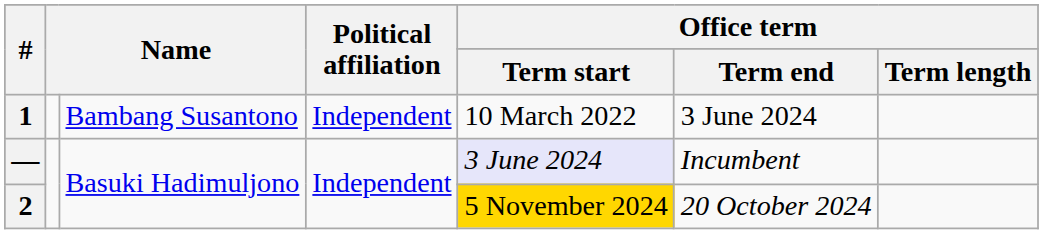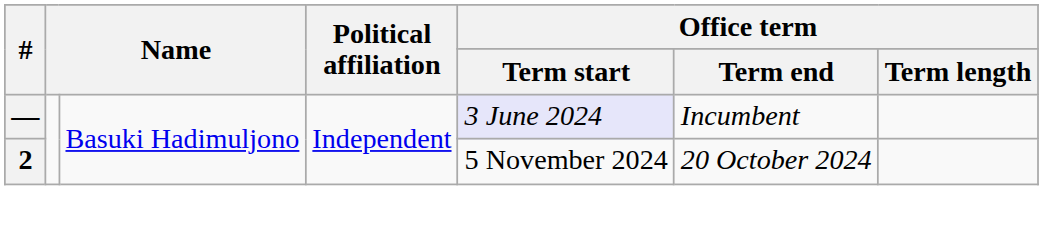- row: (25, 116)
(566, 205) gold background -> (566, 160) no background
